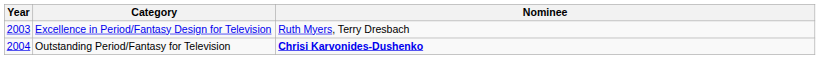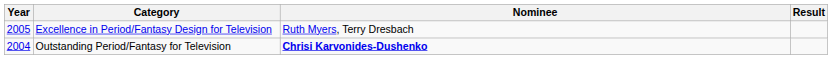+ column: (809, 12)
(19, 29) 2003 -> (19, 29) 2005
